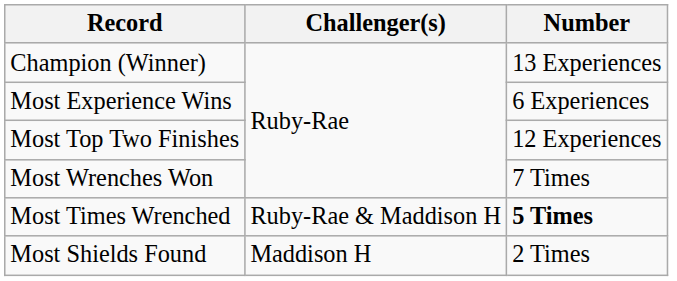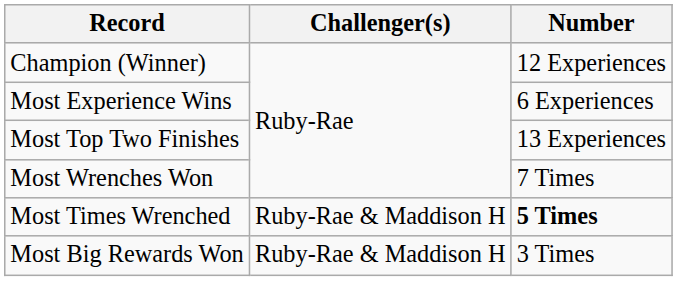(587, 62) 13 Experiences -> (591, 62) 12 Experiences
(587, 139) 12 Experiences -> (591, 139) 13 Experiences
+ row: (127, 255)
- row: (108, 255)
